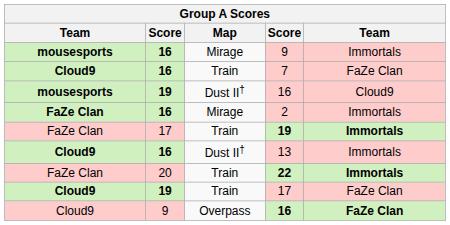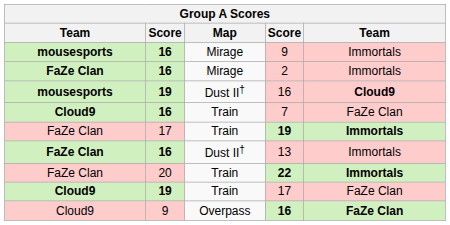rows swapped: (165, 71) <-> (165, 112)
(375, 91) normal -> (375, 91) bold
(75, 152) Cloud9 -> (75, 152) FaZe Clan
